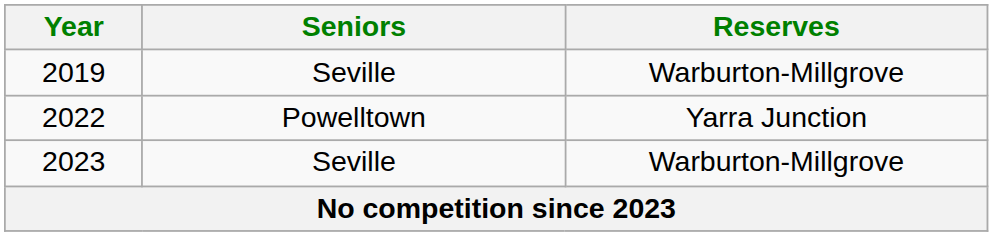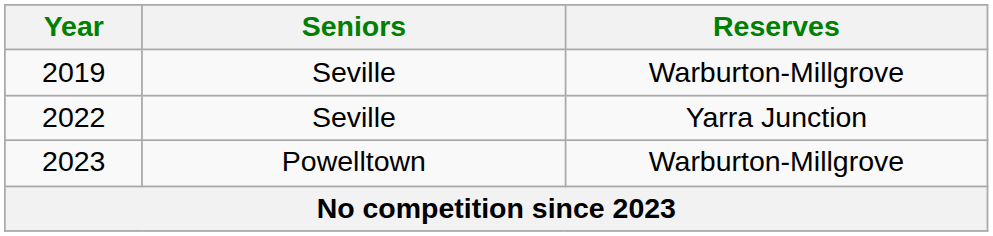(354, 117) Powelltown -> (354, 117) Seville
(354, 162) Seville -> (354, 162) Powelltown
